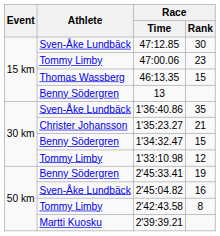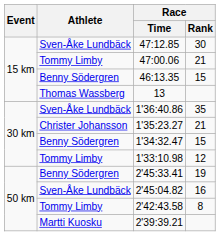(200, 61) 23 -> (200, 61) 21
(82, 77) Thomas Wassberg -> (79, 77) Benny Södergren
(79, 94) Benny Södergren -> (82, 94) Thomas Wassberg
